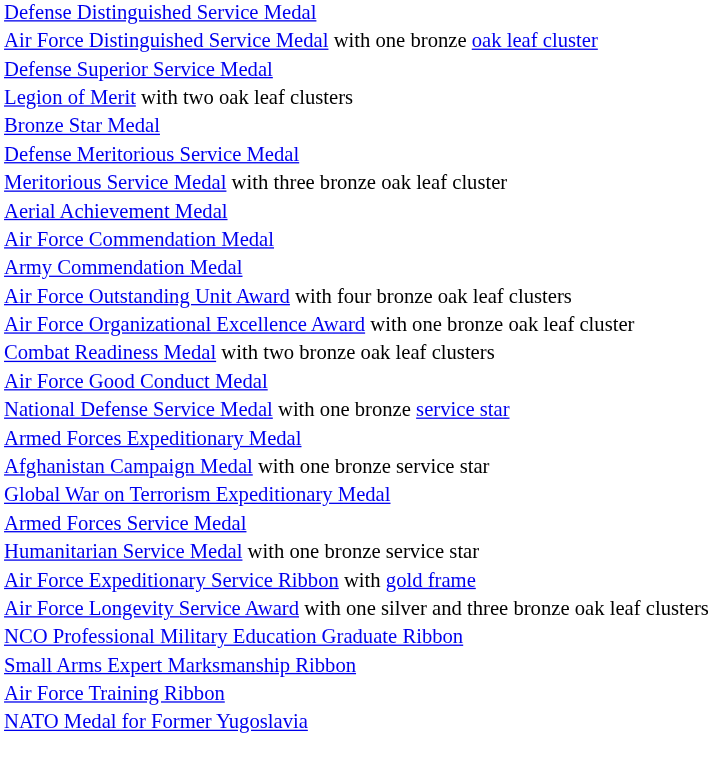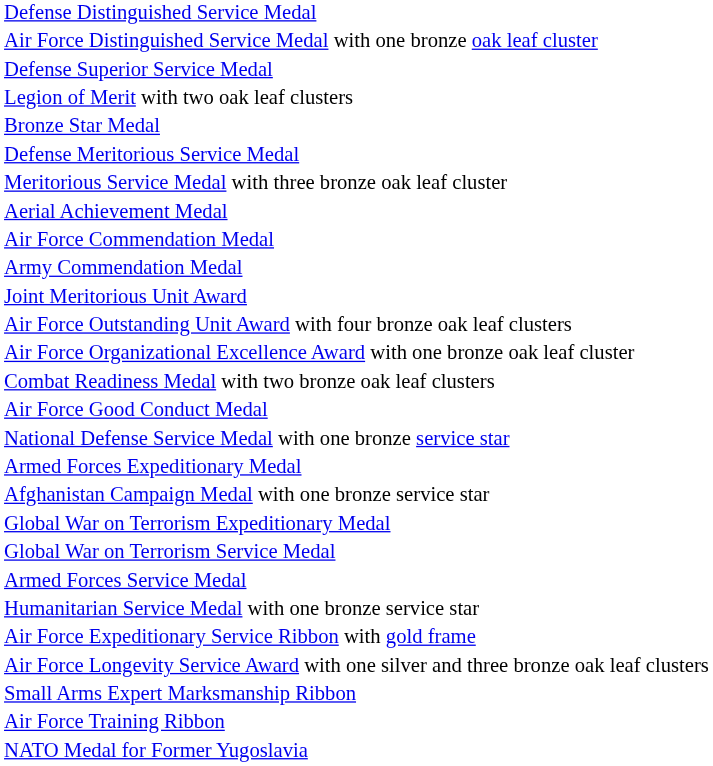+ row: (125, 296)
+ row: (170, 551)
- row: (234, 636)
